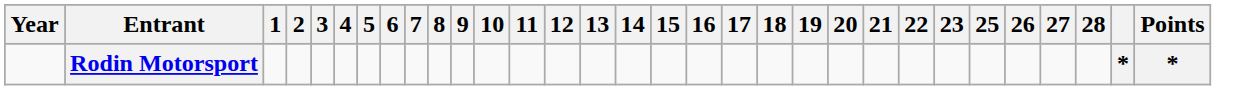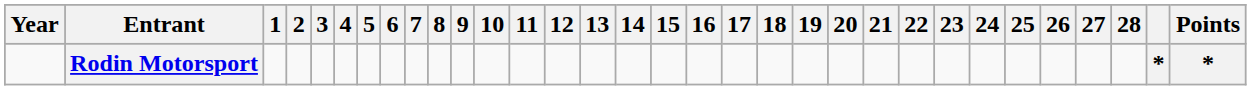+ column: (987, 23)
